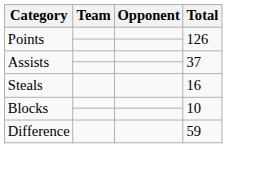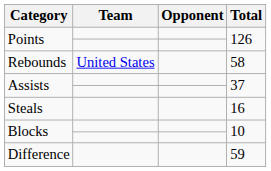+ row: (37, 62)
